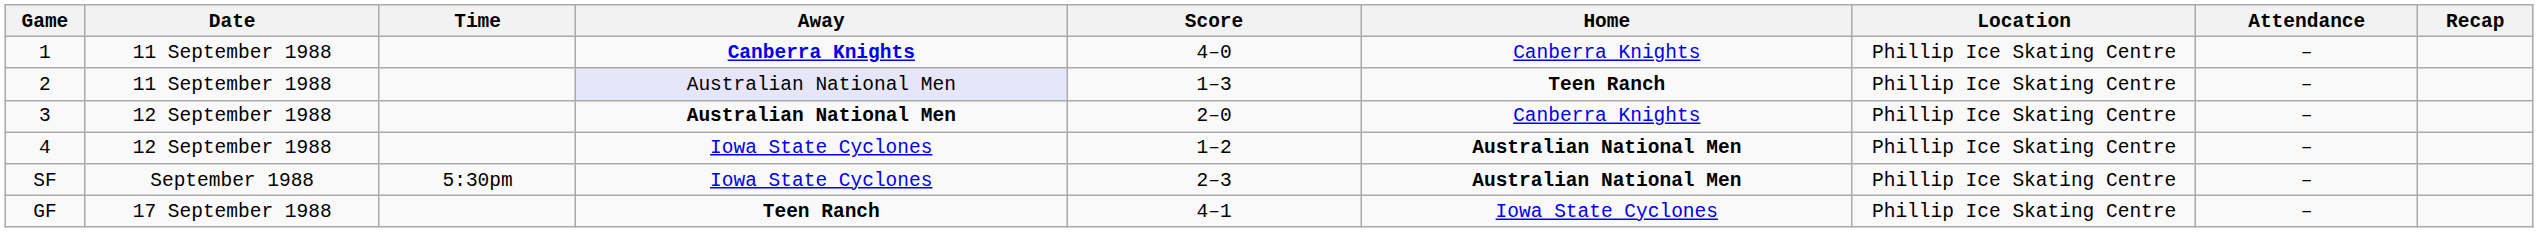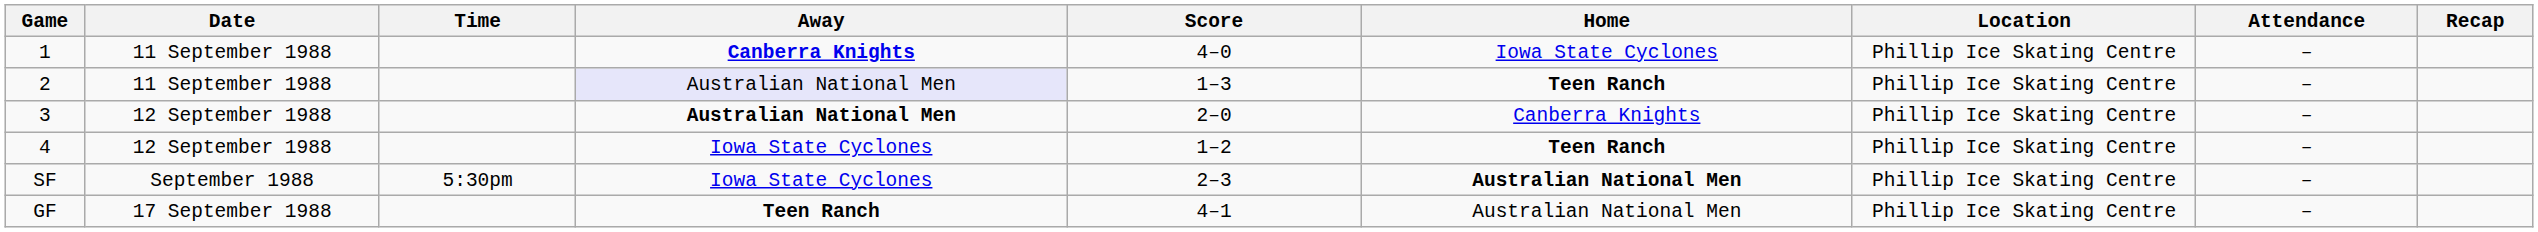(1607, 52) Canberra Knights -> (1607, 52) Iowa State Cyclones
(1607, 148) Australian National Men -> (1607, 148) Teen Ranch
(1607, 211) Iowa State Cyclones -> (1607, 211) Australian National Men
